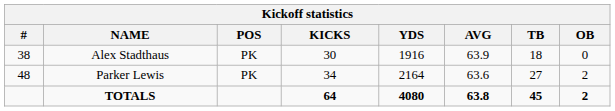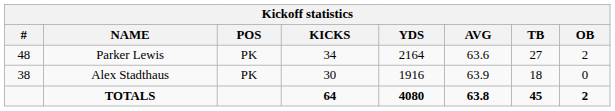rows swapped: (130, 55) <-> (130, 75)
